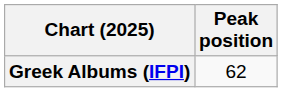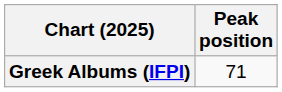(236, 71) 62 -> (236, 71) 71
